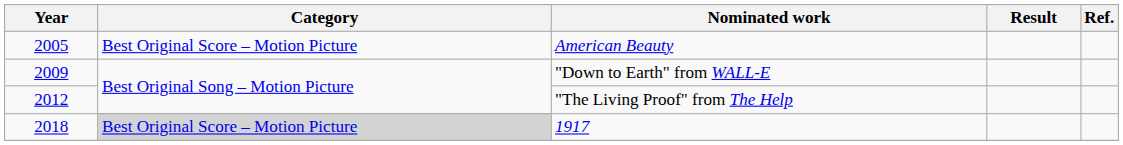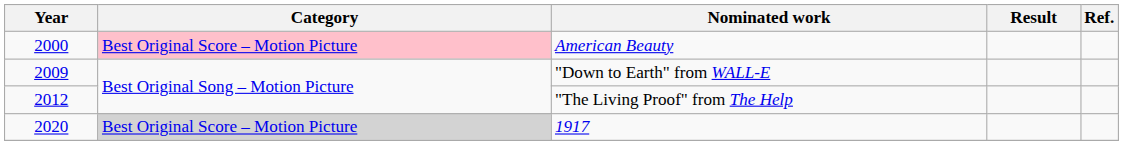(51, 45) 2005 -> (51, 45) 2000
(230, 45) no background -> (230, 45) pink background
(51, 126) 2018 -> (51, 126) 2020
